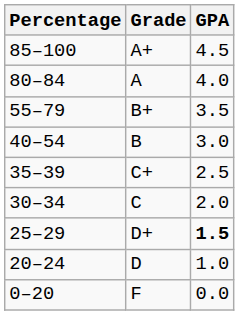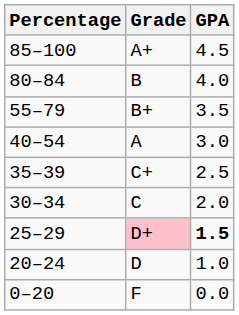(136, 81) A -> (136, 81) B
(136, 142) B -> (136, 142) A
(142, 234) no background -> (142, 234) pink background
